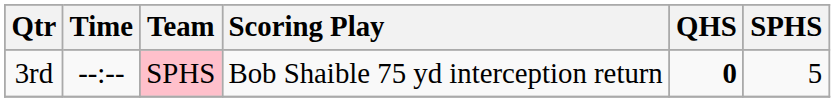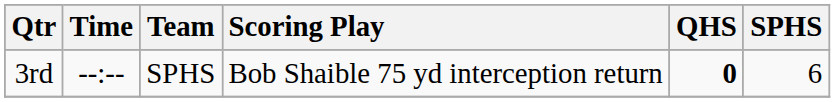(181, 73) pink background -> (181, 73) no background
(815, 73) 5 -> (815, 73) 6
